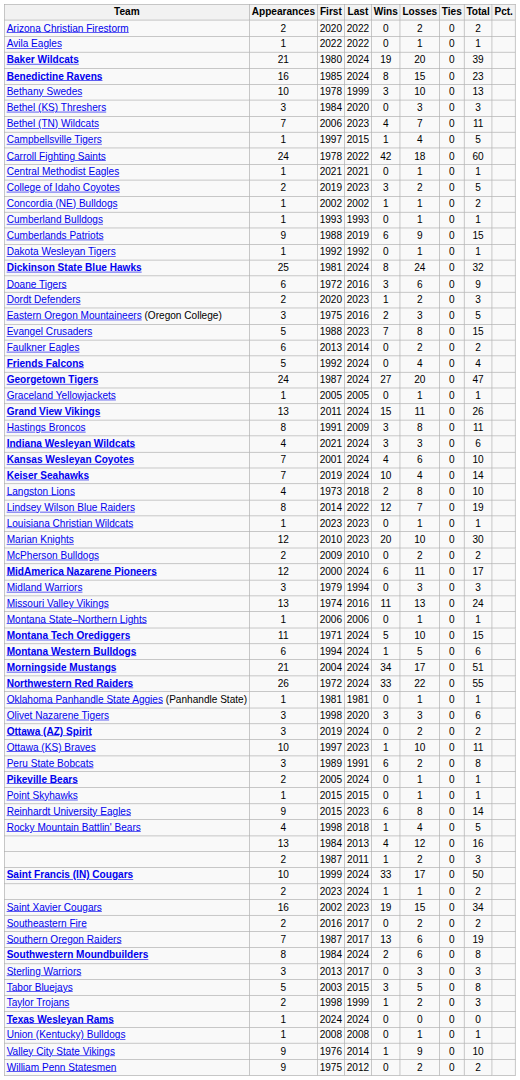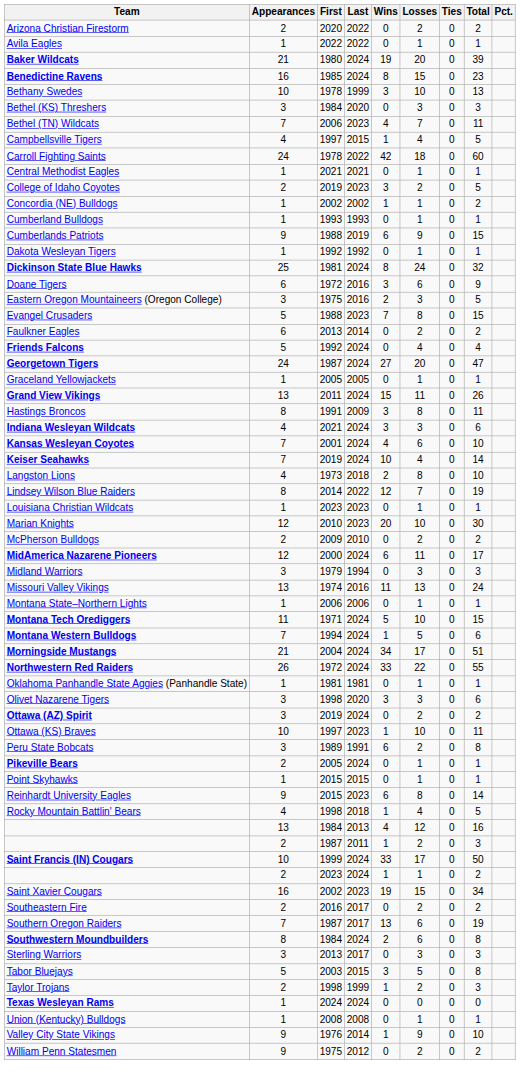(283, 140) 1 -> (283, 140) 4
- row: (44, 300)
(283, 651) 6 -> (283, 635) 7
